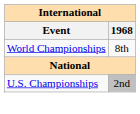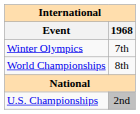+ row: (45, 48)
